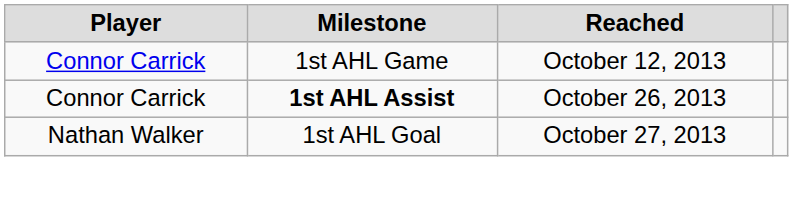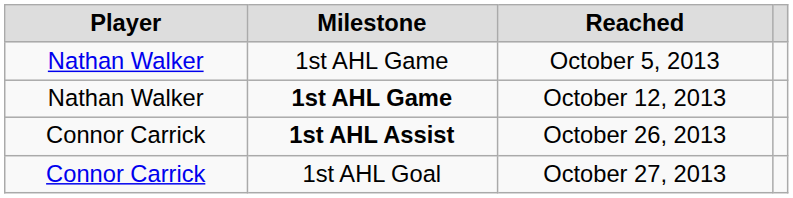+ row: (635, 60)
(126, 60) Connor Carrick -> (126, 98) Nathan Walker
(372, 60) normal -> (372, 98) bold
(126, 135) Nathan Walker -> (126, 173) Connor Carrick
